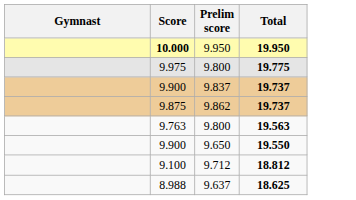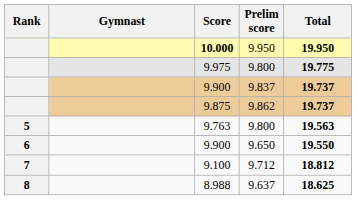+ column: (27, 21)
